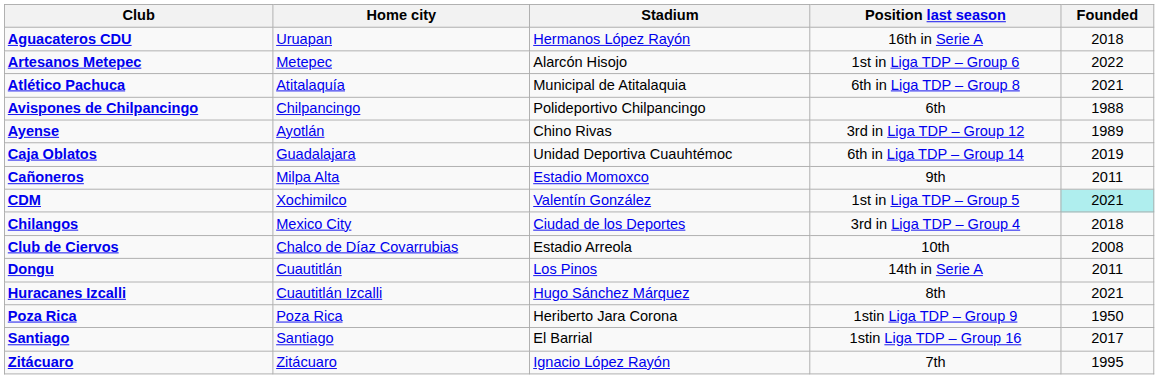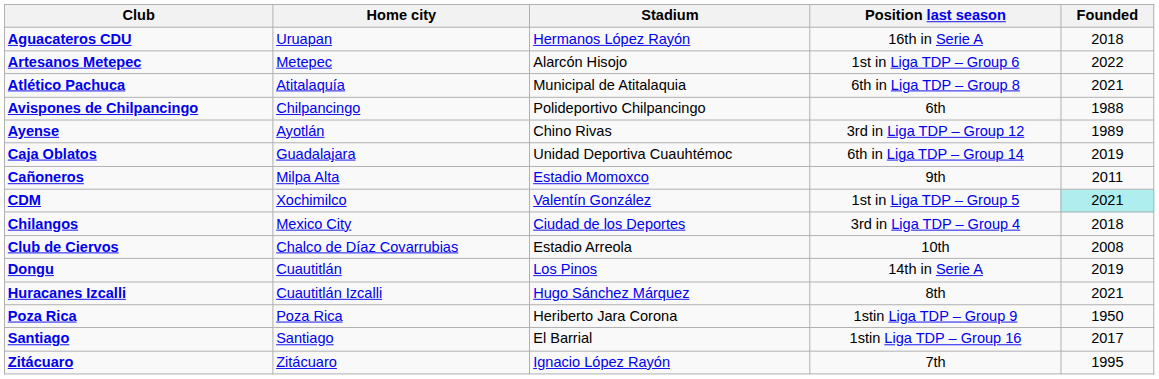(1107, 270) 2011 -> (1107, 270) 2019
